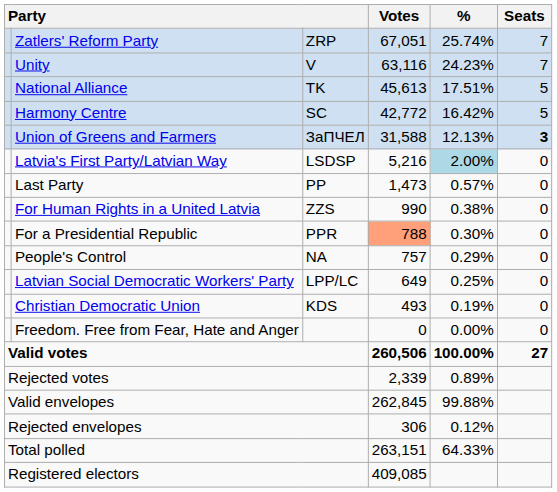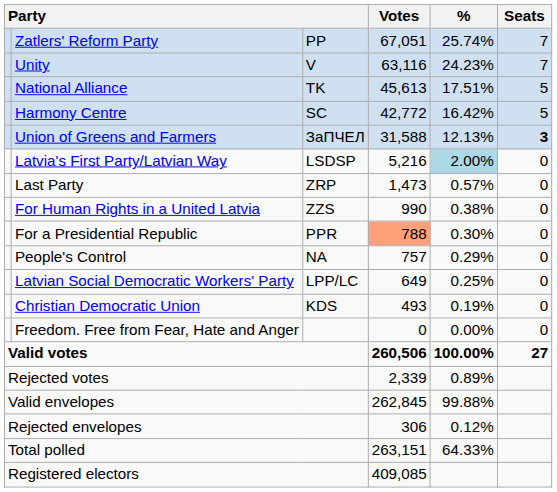(321, 40) ZRP -> (316, 40) PP
(316, 185) PP -> (321, 185) ZRP
